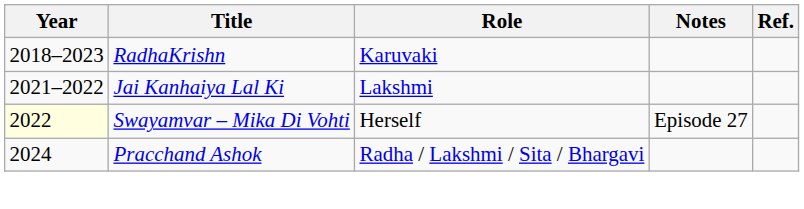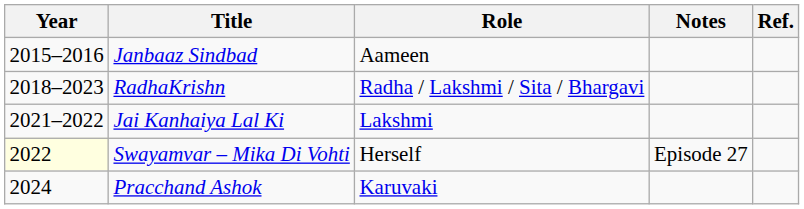+ row: (185, 54)
(398, 54) Karuvaki -> (502, 87) Radha / Lakshmi / Sita / Bhargavi
(502, 154) Radha / Lakshmi / Sita / Bhargavi -> (398, 187) Karuvaki
